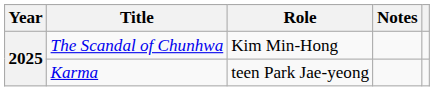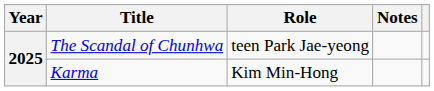(285, 45) Kim Min-Hong -> (300, 45) teen Park Jae-yeong
(300, 72) teen Park Jae-yeong -> (285, 72) Kim Min-Hong
